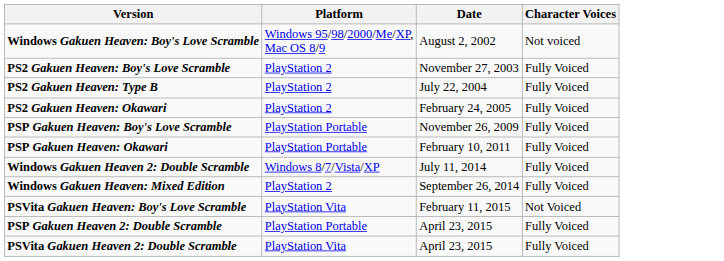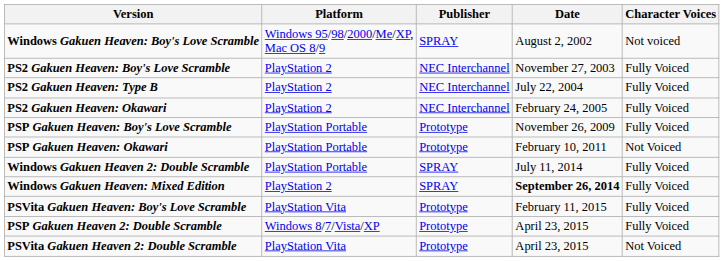+ column: (464, 14)
(557, 147) Fully Voiced -> (653, 147) Not Voiced
(322, 166) Windows 8/7/Vista/XP -> (316, 166) PlayStation Portable
(469, 186) normal -> (567, 186) bold
(553, 206) Not Voiced -> (657, 206) Fully Voiced
(316, 226) PlayStation Portable -> (322, 226) Windows 8/7/Vista/XP
(557, 246) Fully Voiced -> (653, 246) Not Voiced
